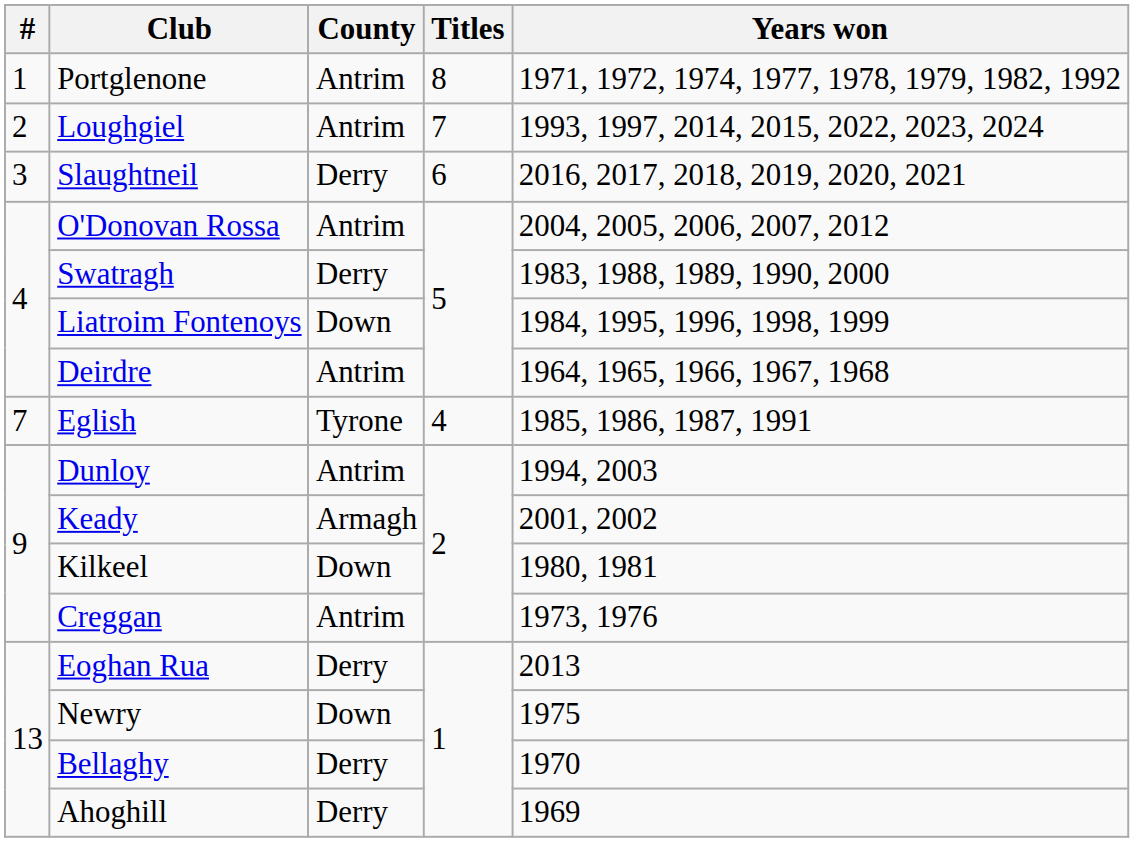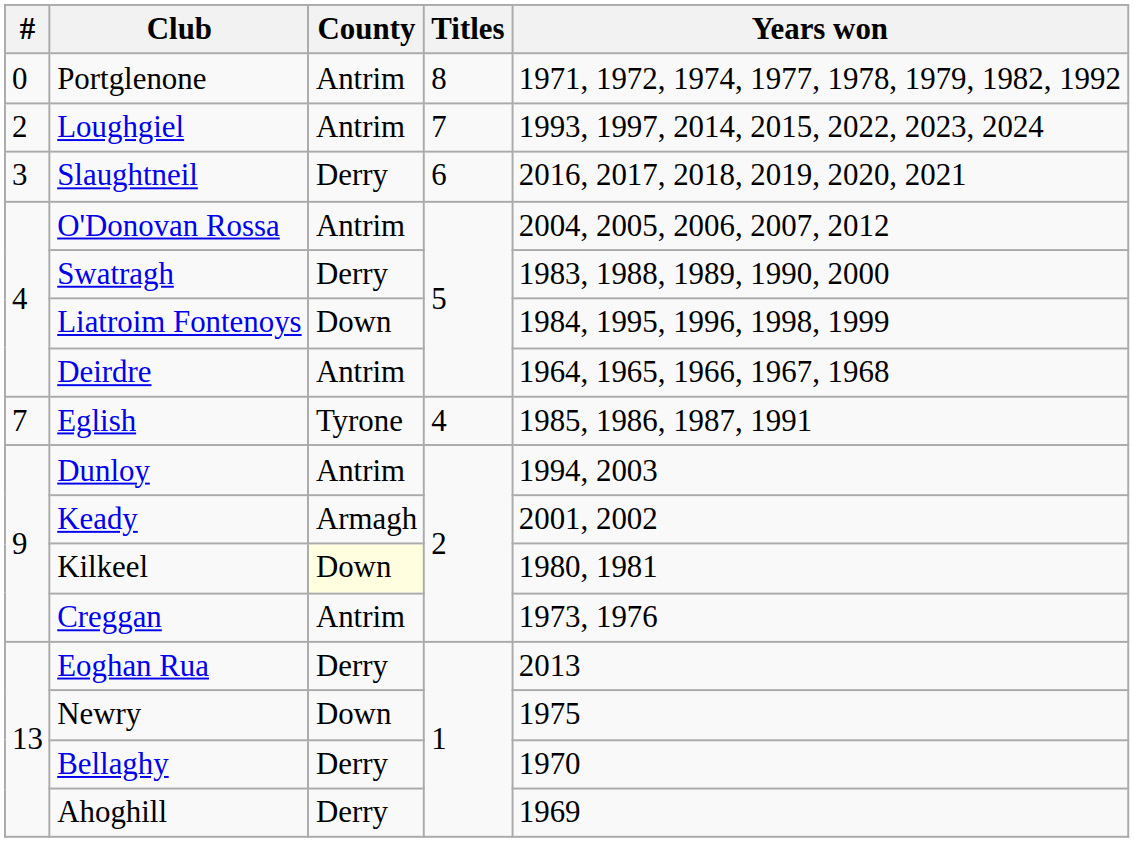(20, 77) 1 -> (20, 77) 0
(354, 567) no background -> (354, 567) lightyellow background
